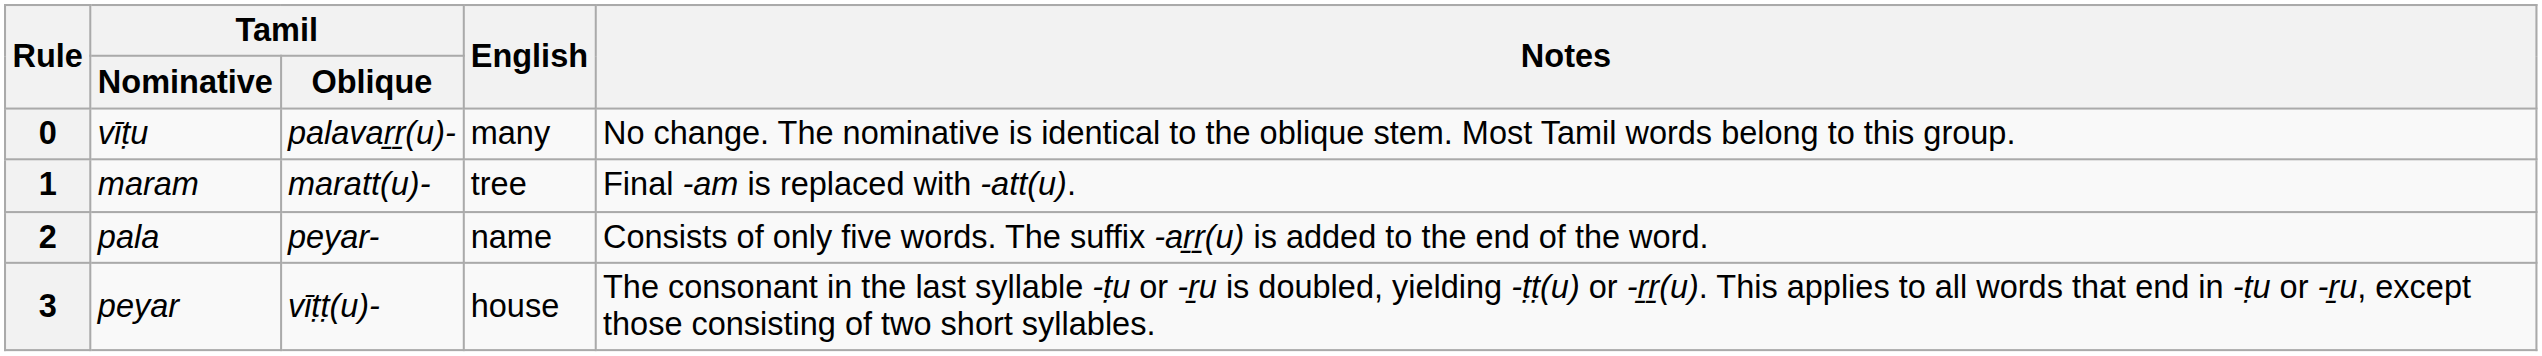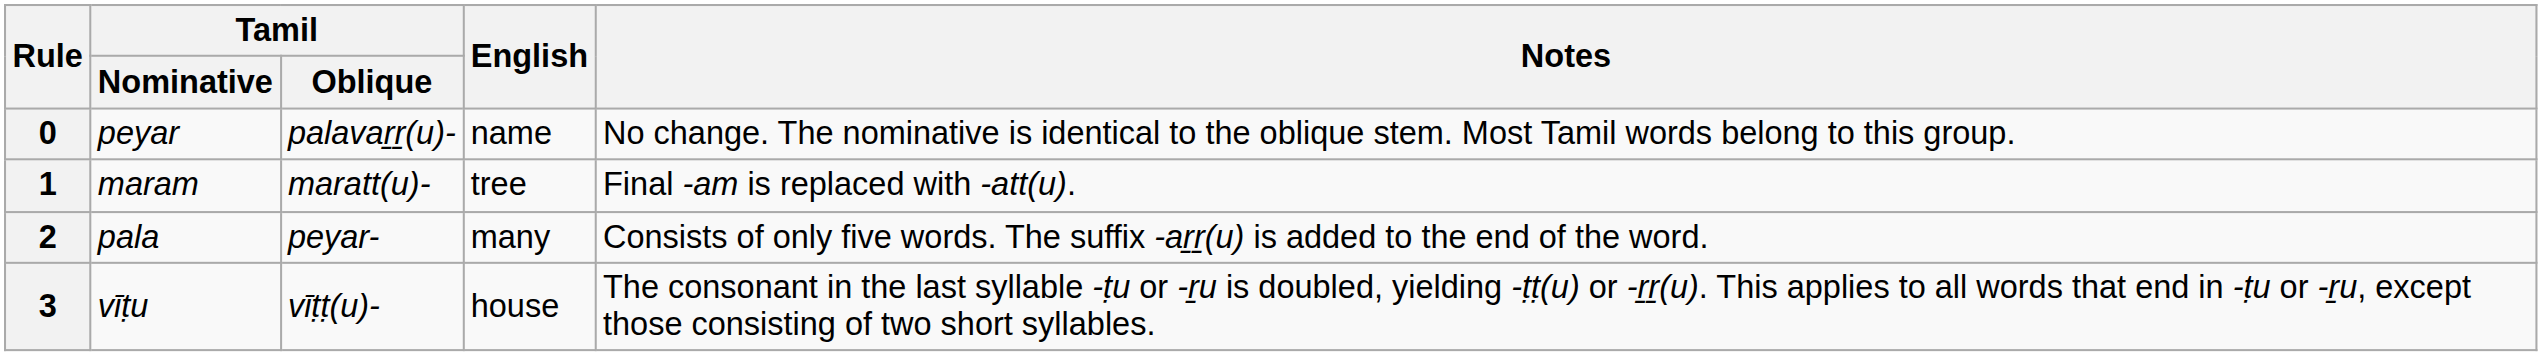(123, 133) vīṭu -> (138, 133) peyar
(510, 133) many -> (511, 133) name
(511, 236) name -> (510, 236) many
(138, 306) peyar -> (123, 306) vīṭu
